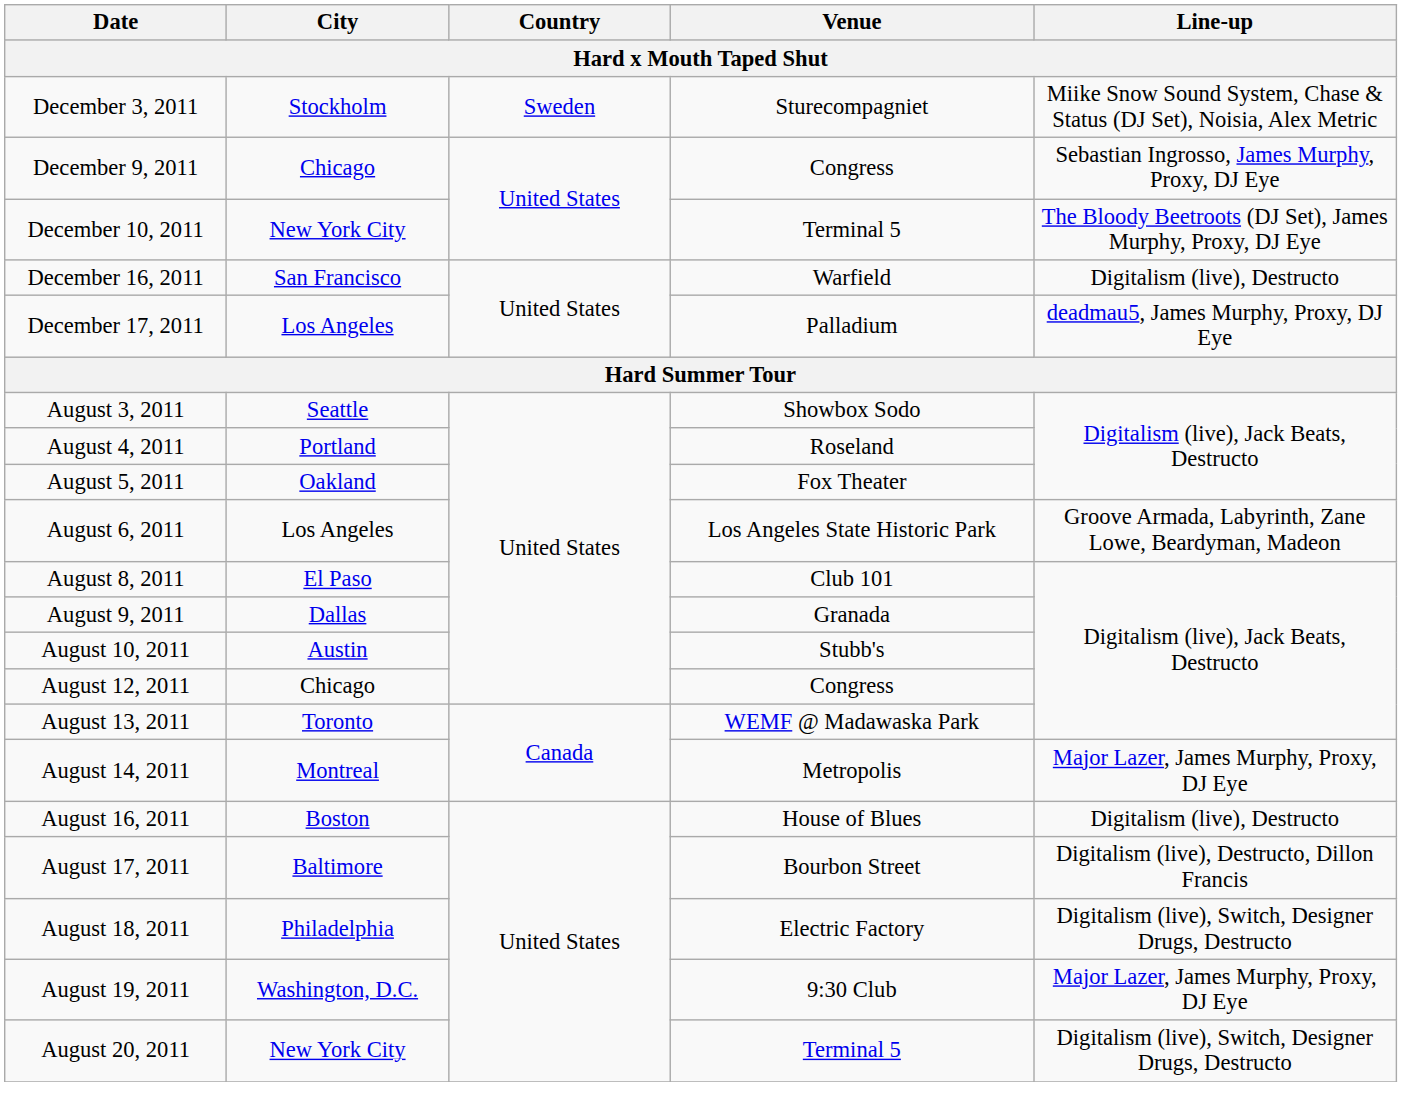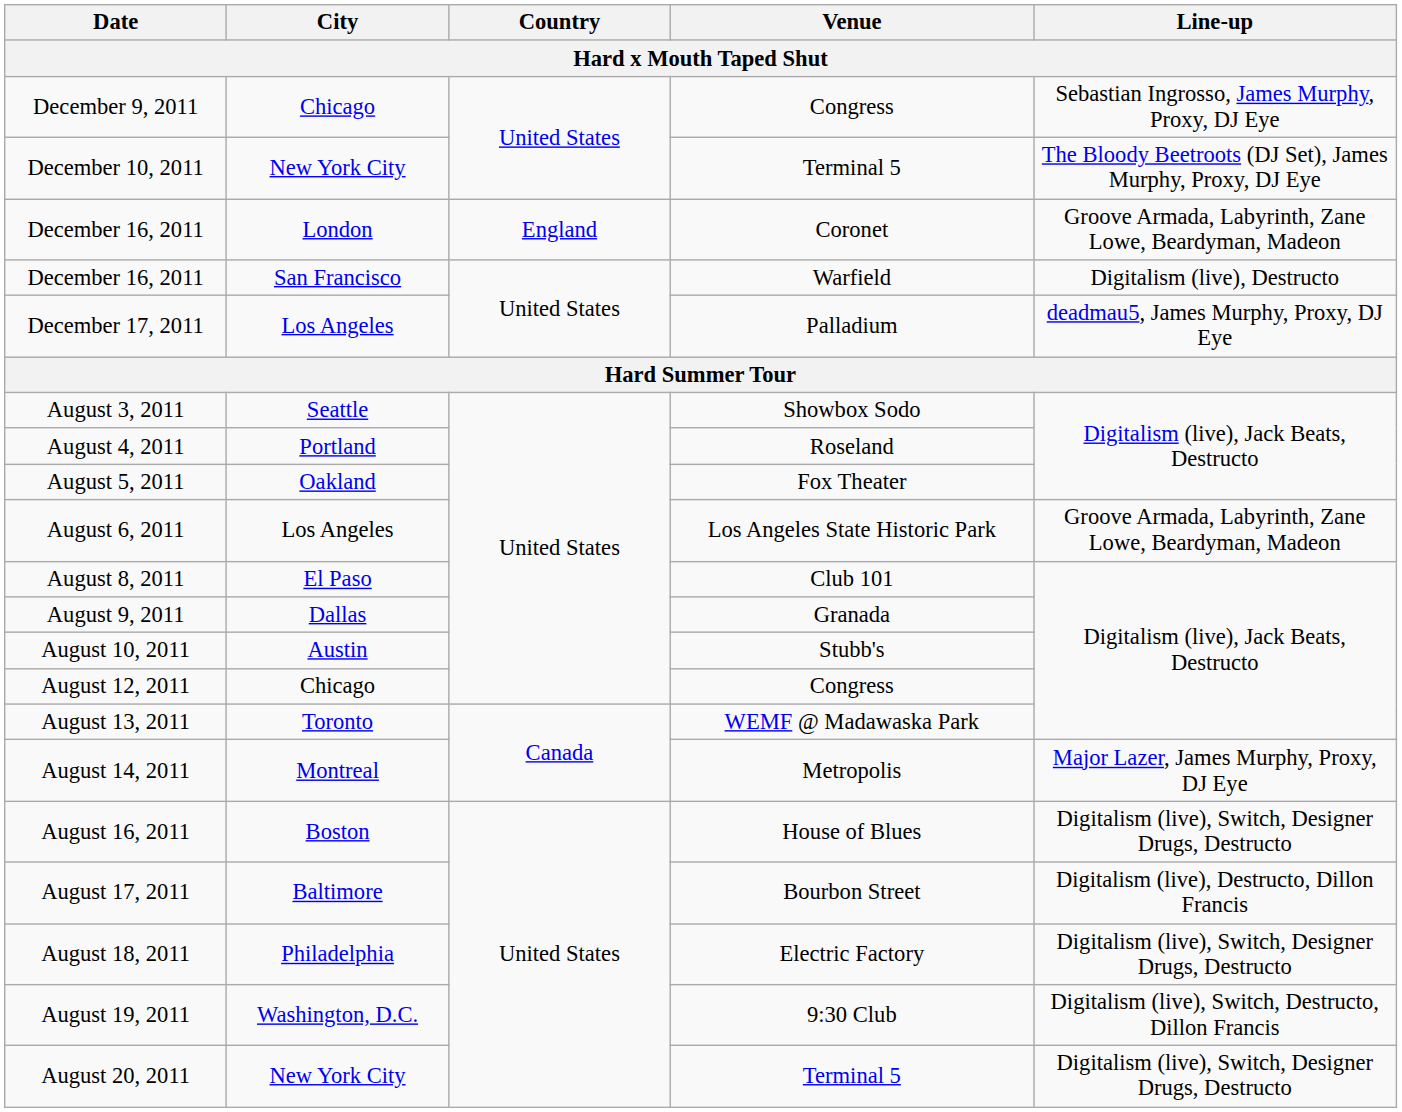- row: (116, 106)
+ row: (116, 228)
(1215, 818) Digitalism (live), Destructo -> (1215, 831) Digitalism (live), Switch, Designer Drugs, Destructo
(1215, 989) Major Lazer, James Murphy, Proxy, DJ Eye -> (1215, 1014) Digitalism (live), Switch, Destructo, Dillon Francis
